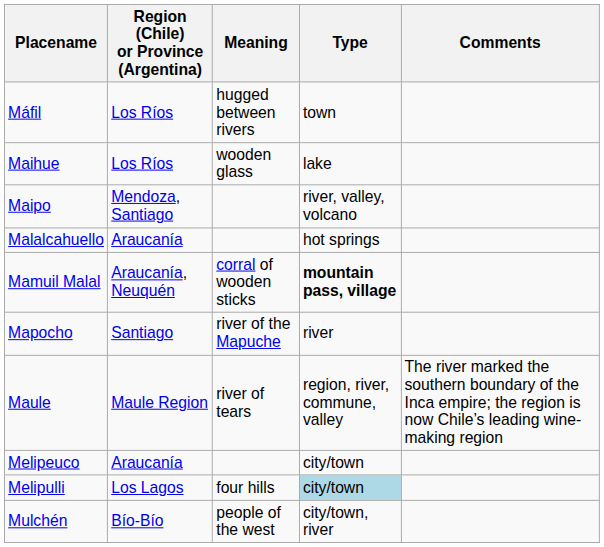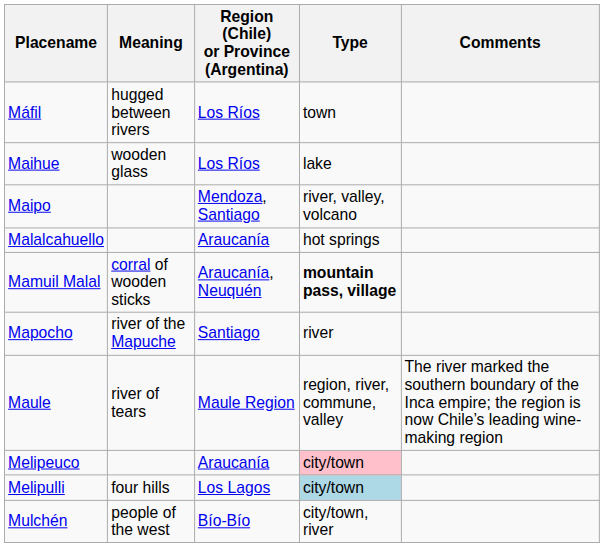columns swapped: (256, 43) <-> (160, 43)
(333, 462) no background -> (333, 462) pink background
